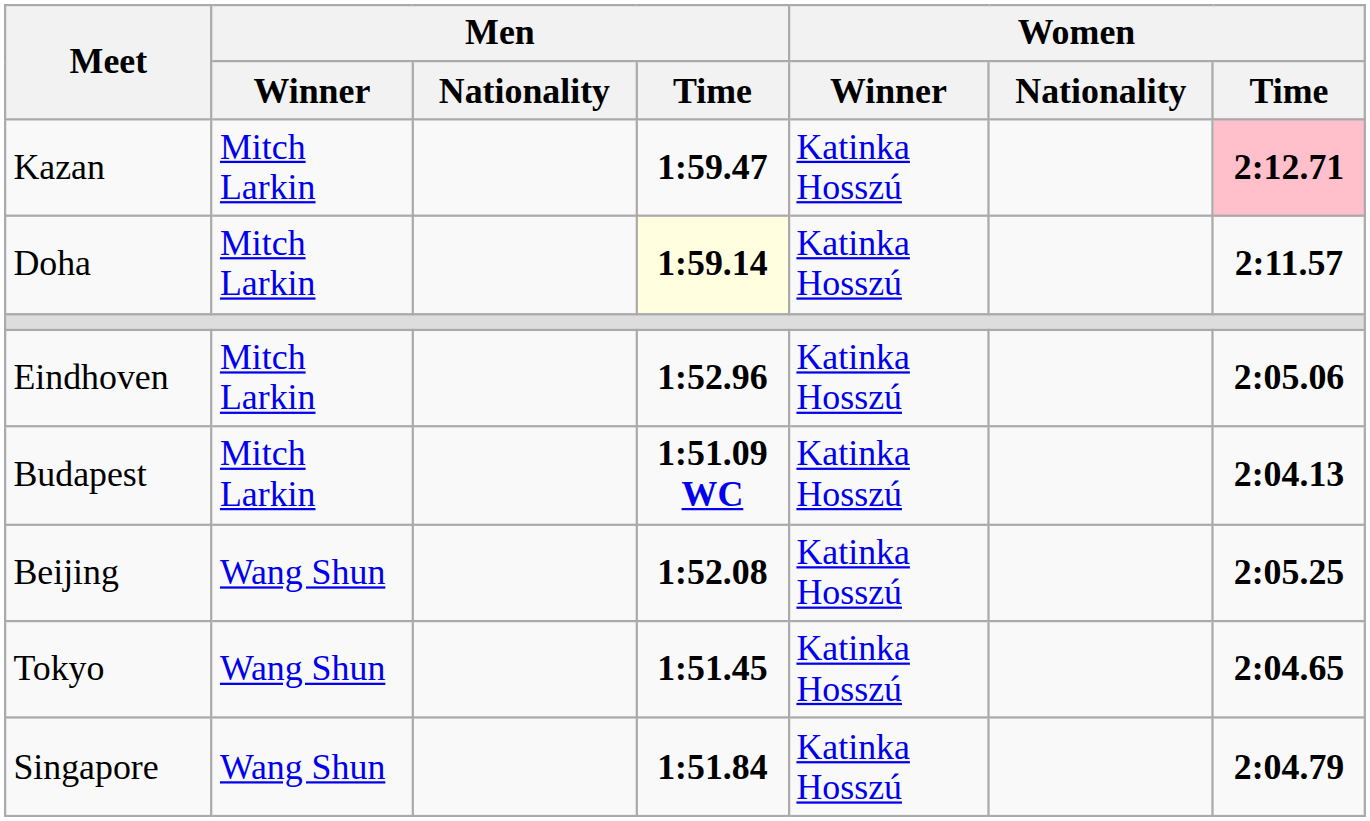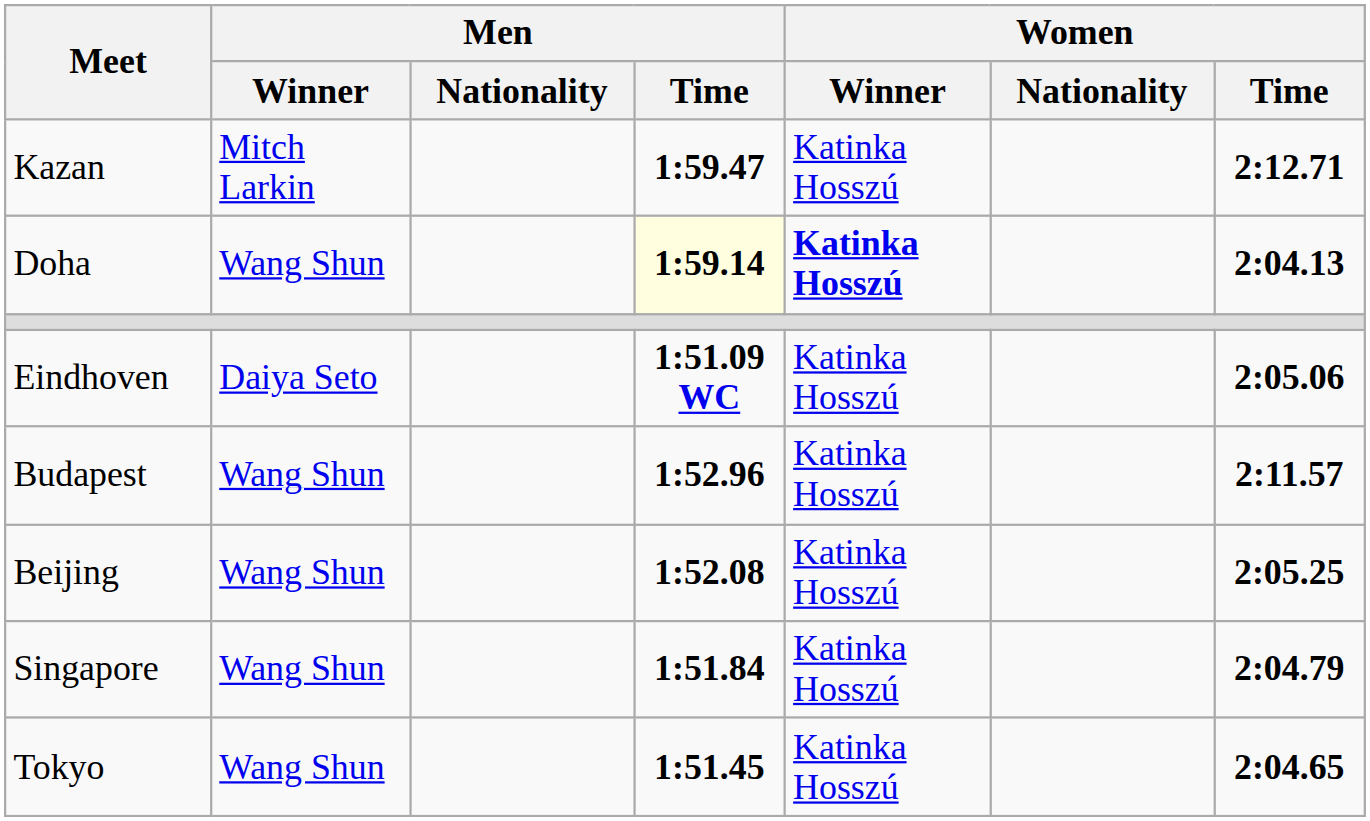(1289, 166) pink background -> (1289, 166) no background
(268, 263) Mitch Larkin -> (302, 263) Wang Shun
(853, 263) normal -> (856, 263) bold
(1289, 263) 2:11.57 -> (1289, 263) 2:04.13
(268, 377) Mitch Larkin -> (298, 377) Daiya Seto
(712, 377) 1:52.96 -> (709, 377) 1:51.09 WC
(268, 474) Mitch Larkin -> (302, 474) Wang Shun
(712, 474) 1:51.09 WC -> (709, 474) 1:52.96
(1289, 474) 2:04.13 -> (1289, 474) 2:11.57
rows swapped: (59, 669) <-> (86, 766)
